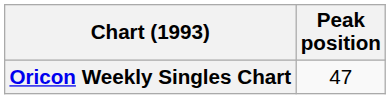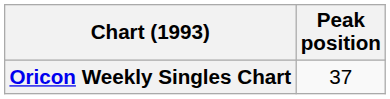(341, 76) 47 -> (341, 76) 37
